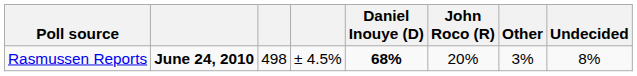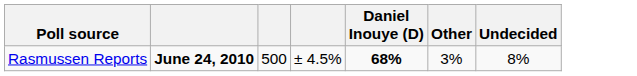- column: (463, 25)
(274, 58) 498 -> (274, 58) 500
